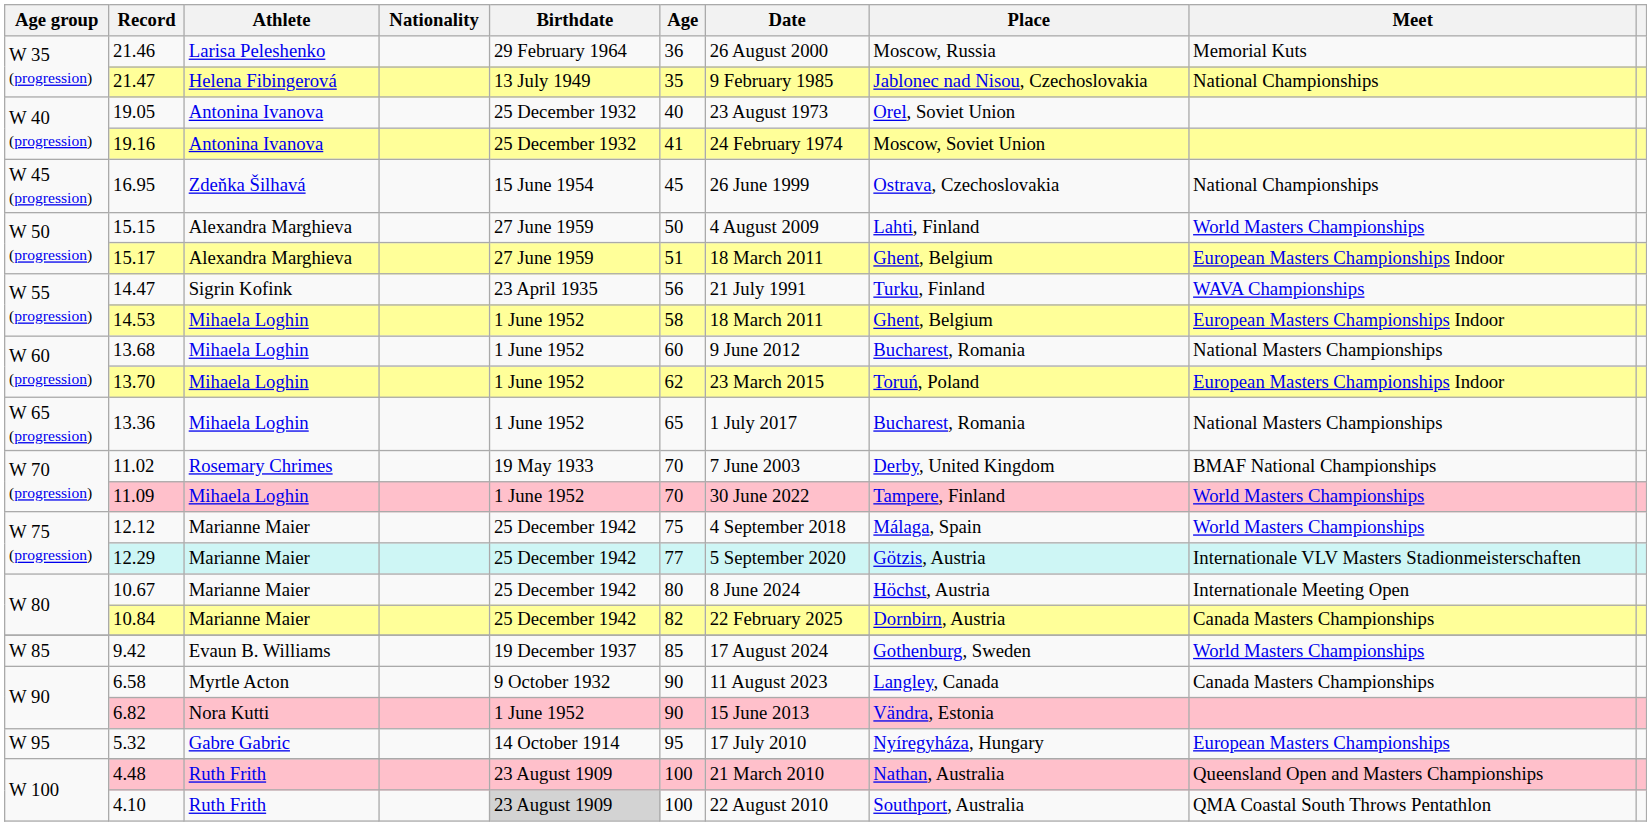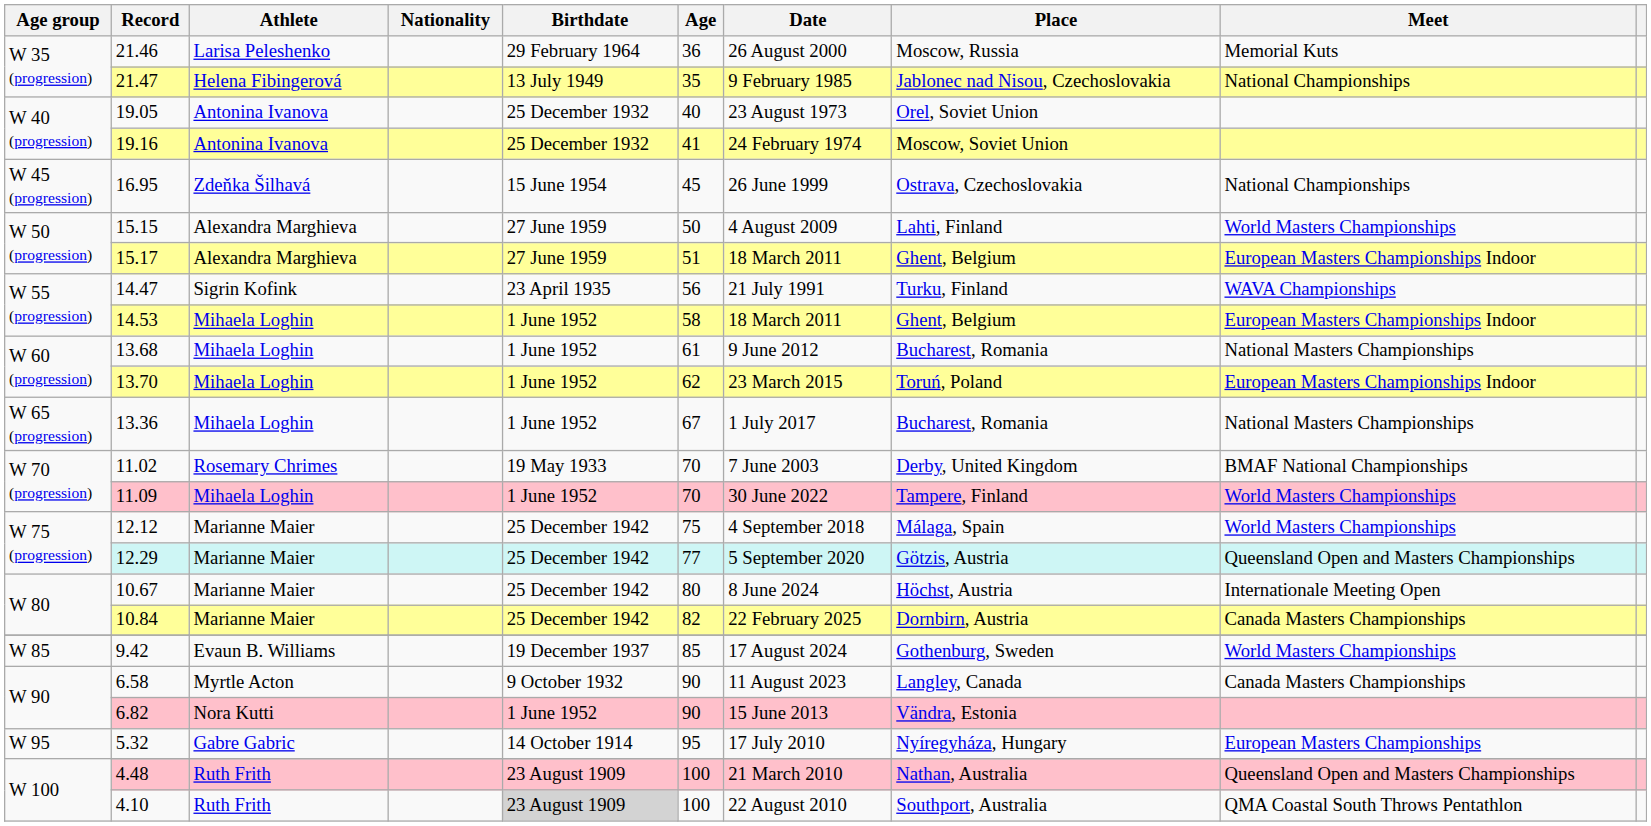(674, 351) 60 -> (691, 351) 61
(674, 423) 65 -> (691, 423) 67
(1387, 558) Internationale VLV Masters Stadionmeisterschaften -> (1400, 558) Queensland Open and Masters Championships
